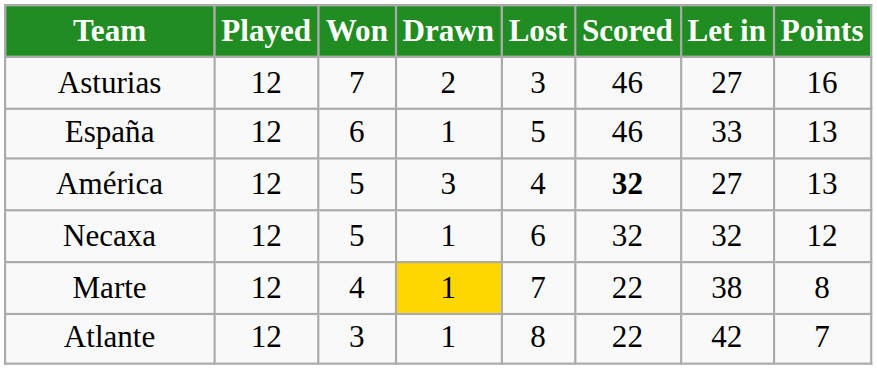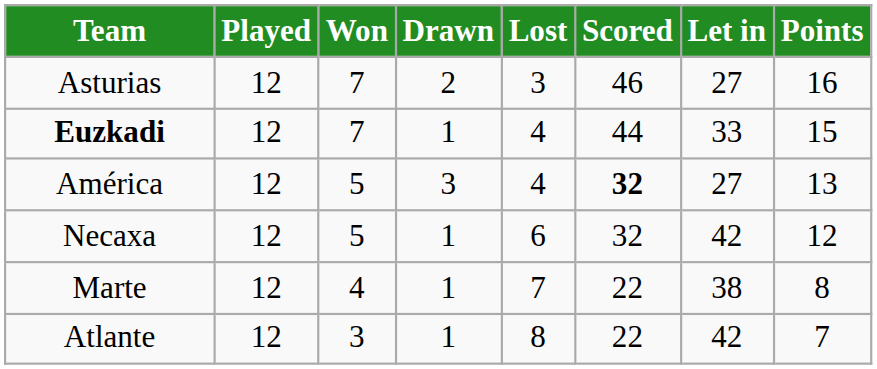+ row: (110, 133)
- row: (110, 133)
(727, 235) 32 -> (727, 235) 42
(448, 287) gold background -> (448, 287) no background
